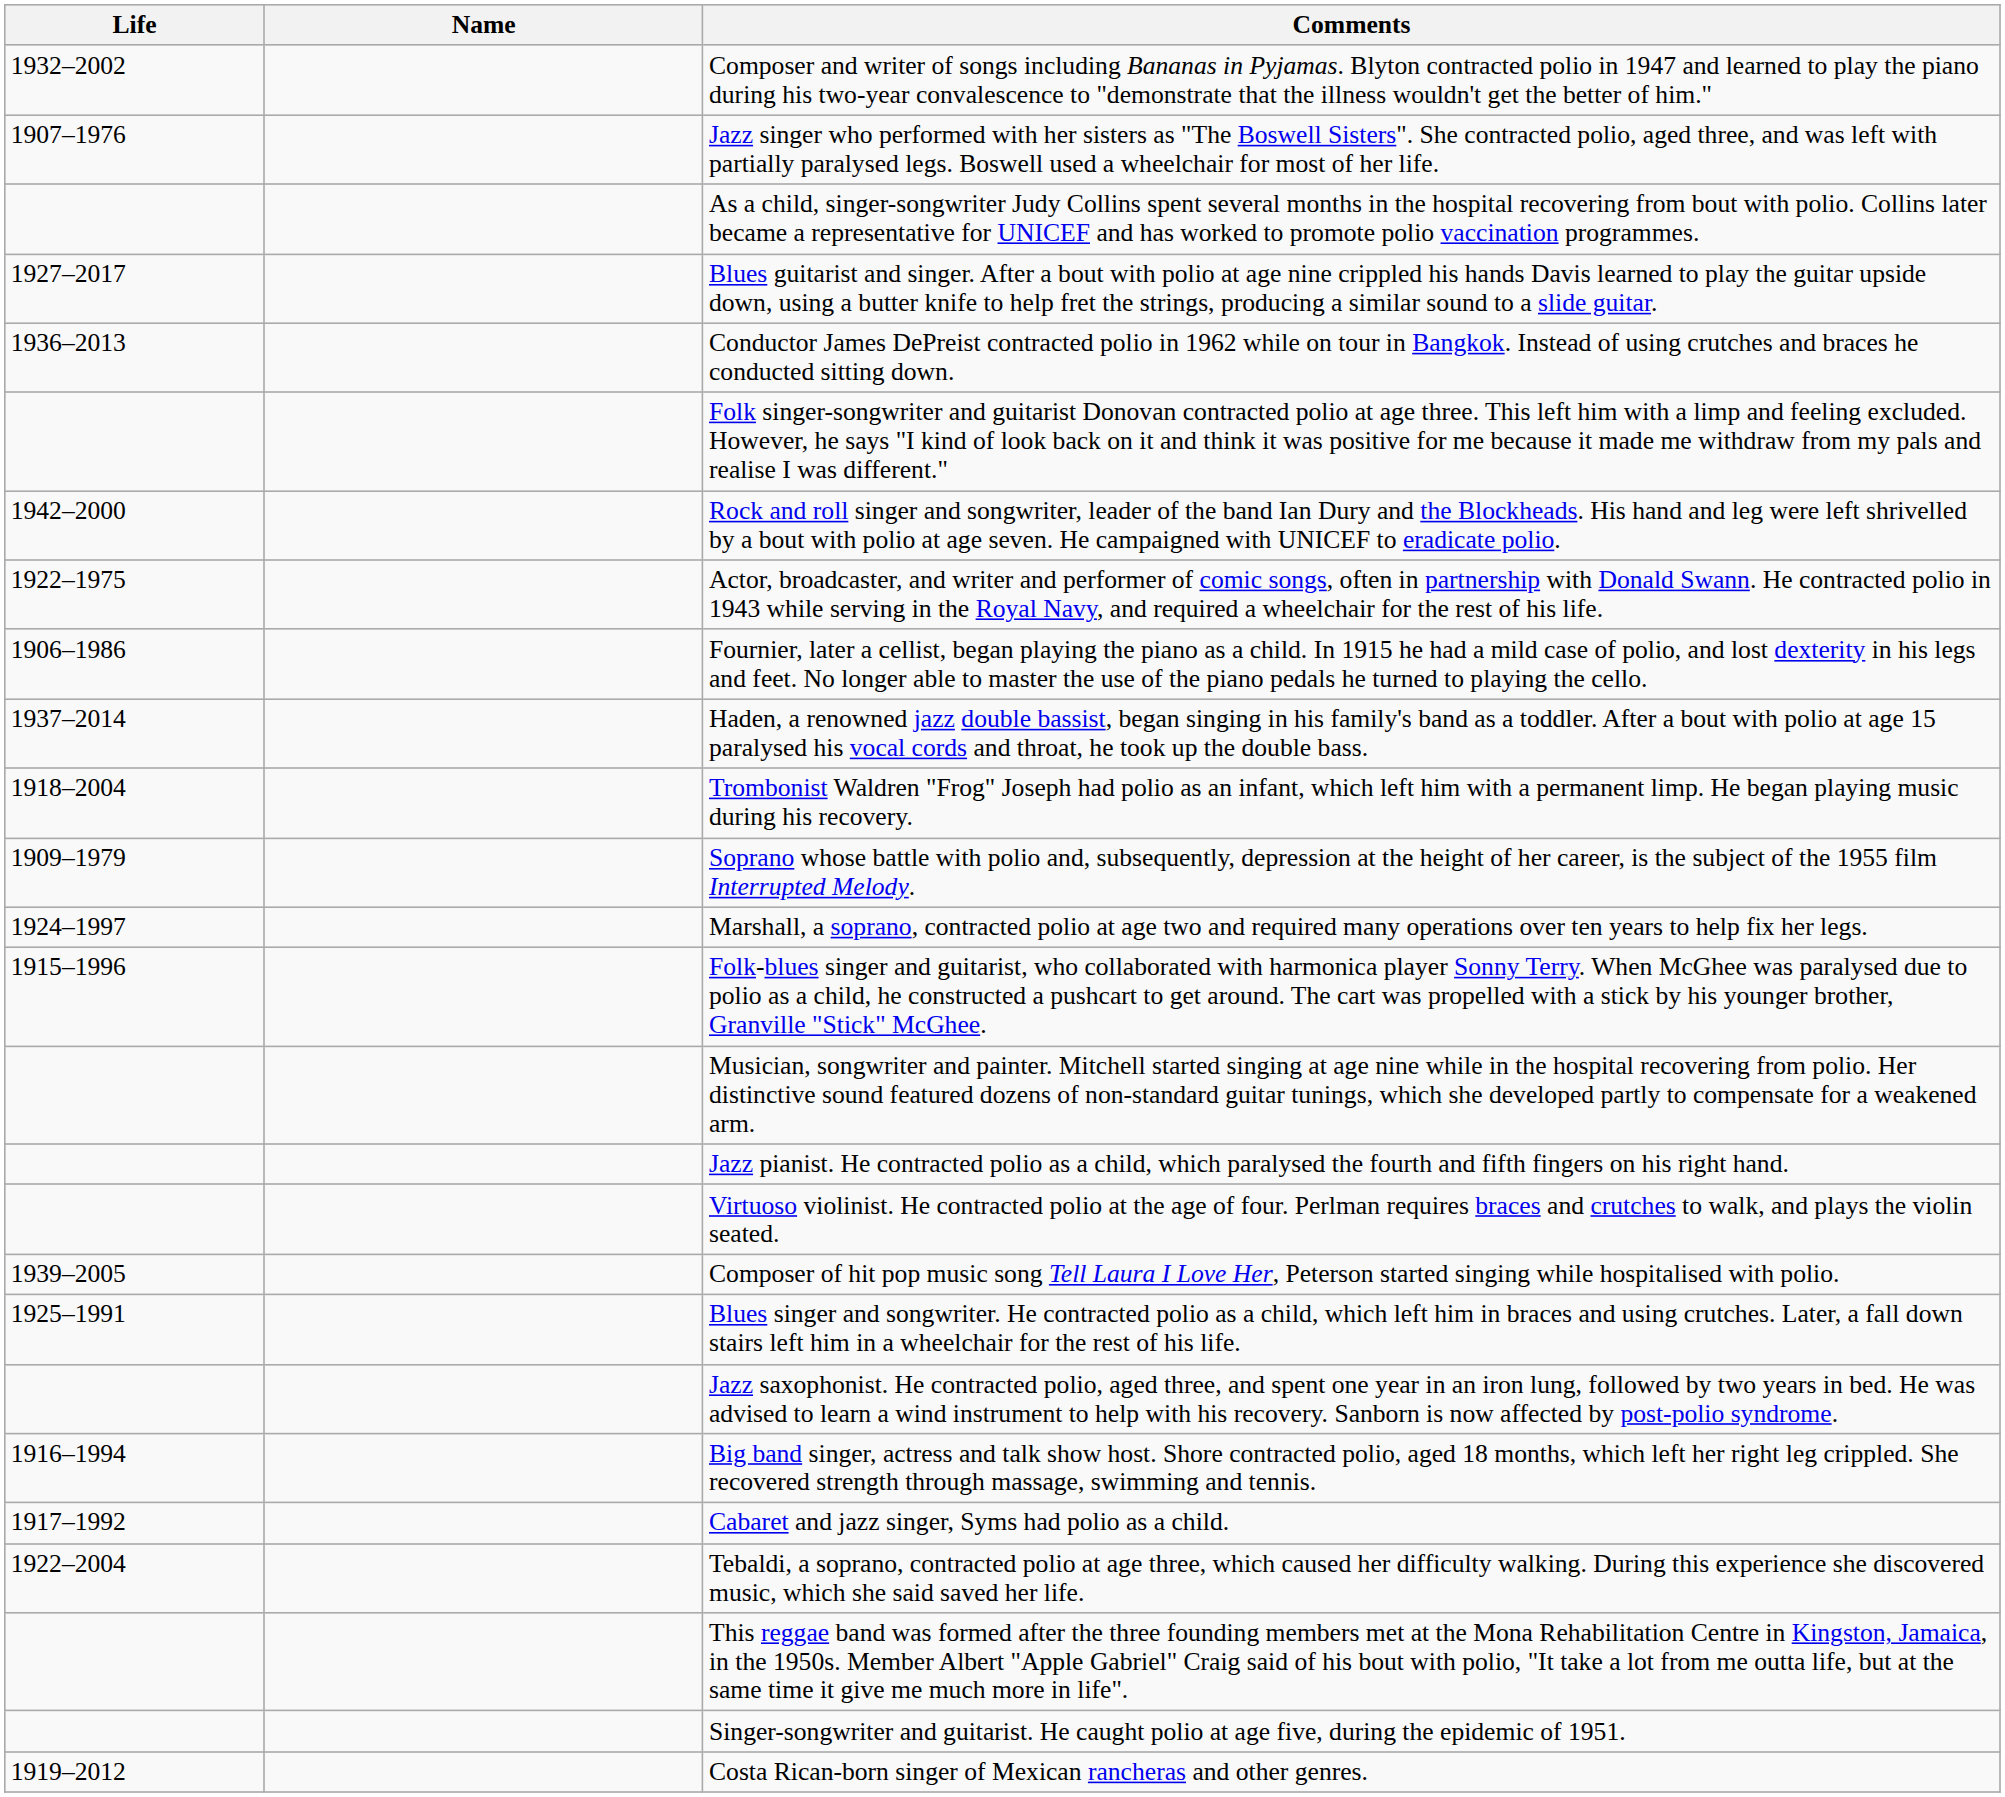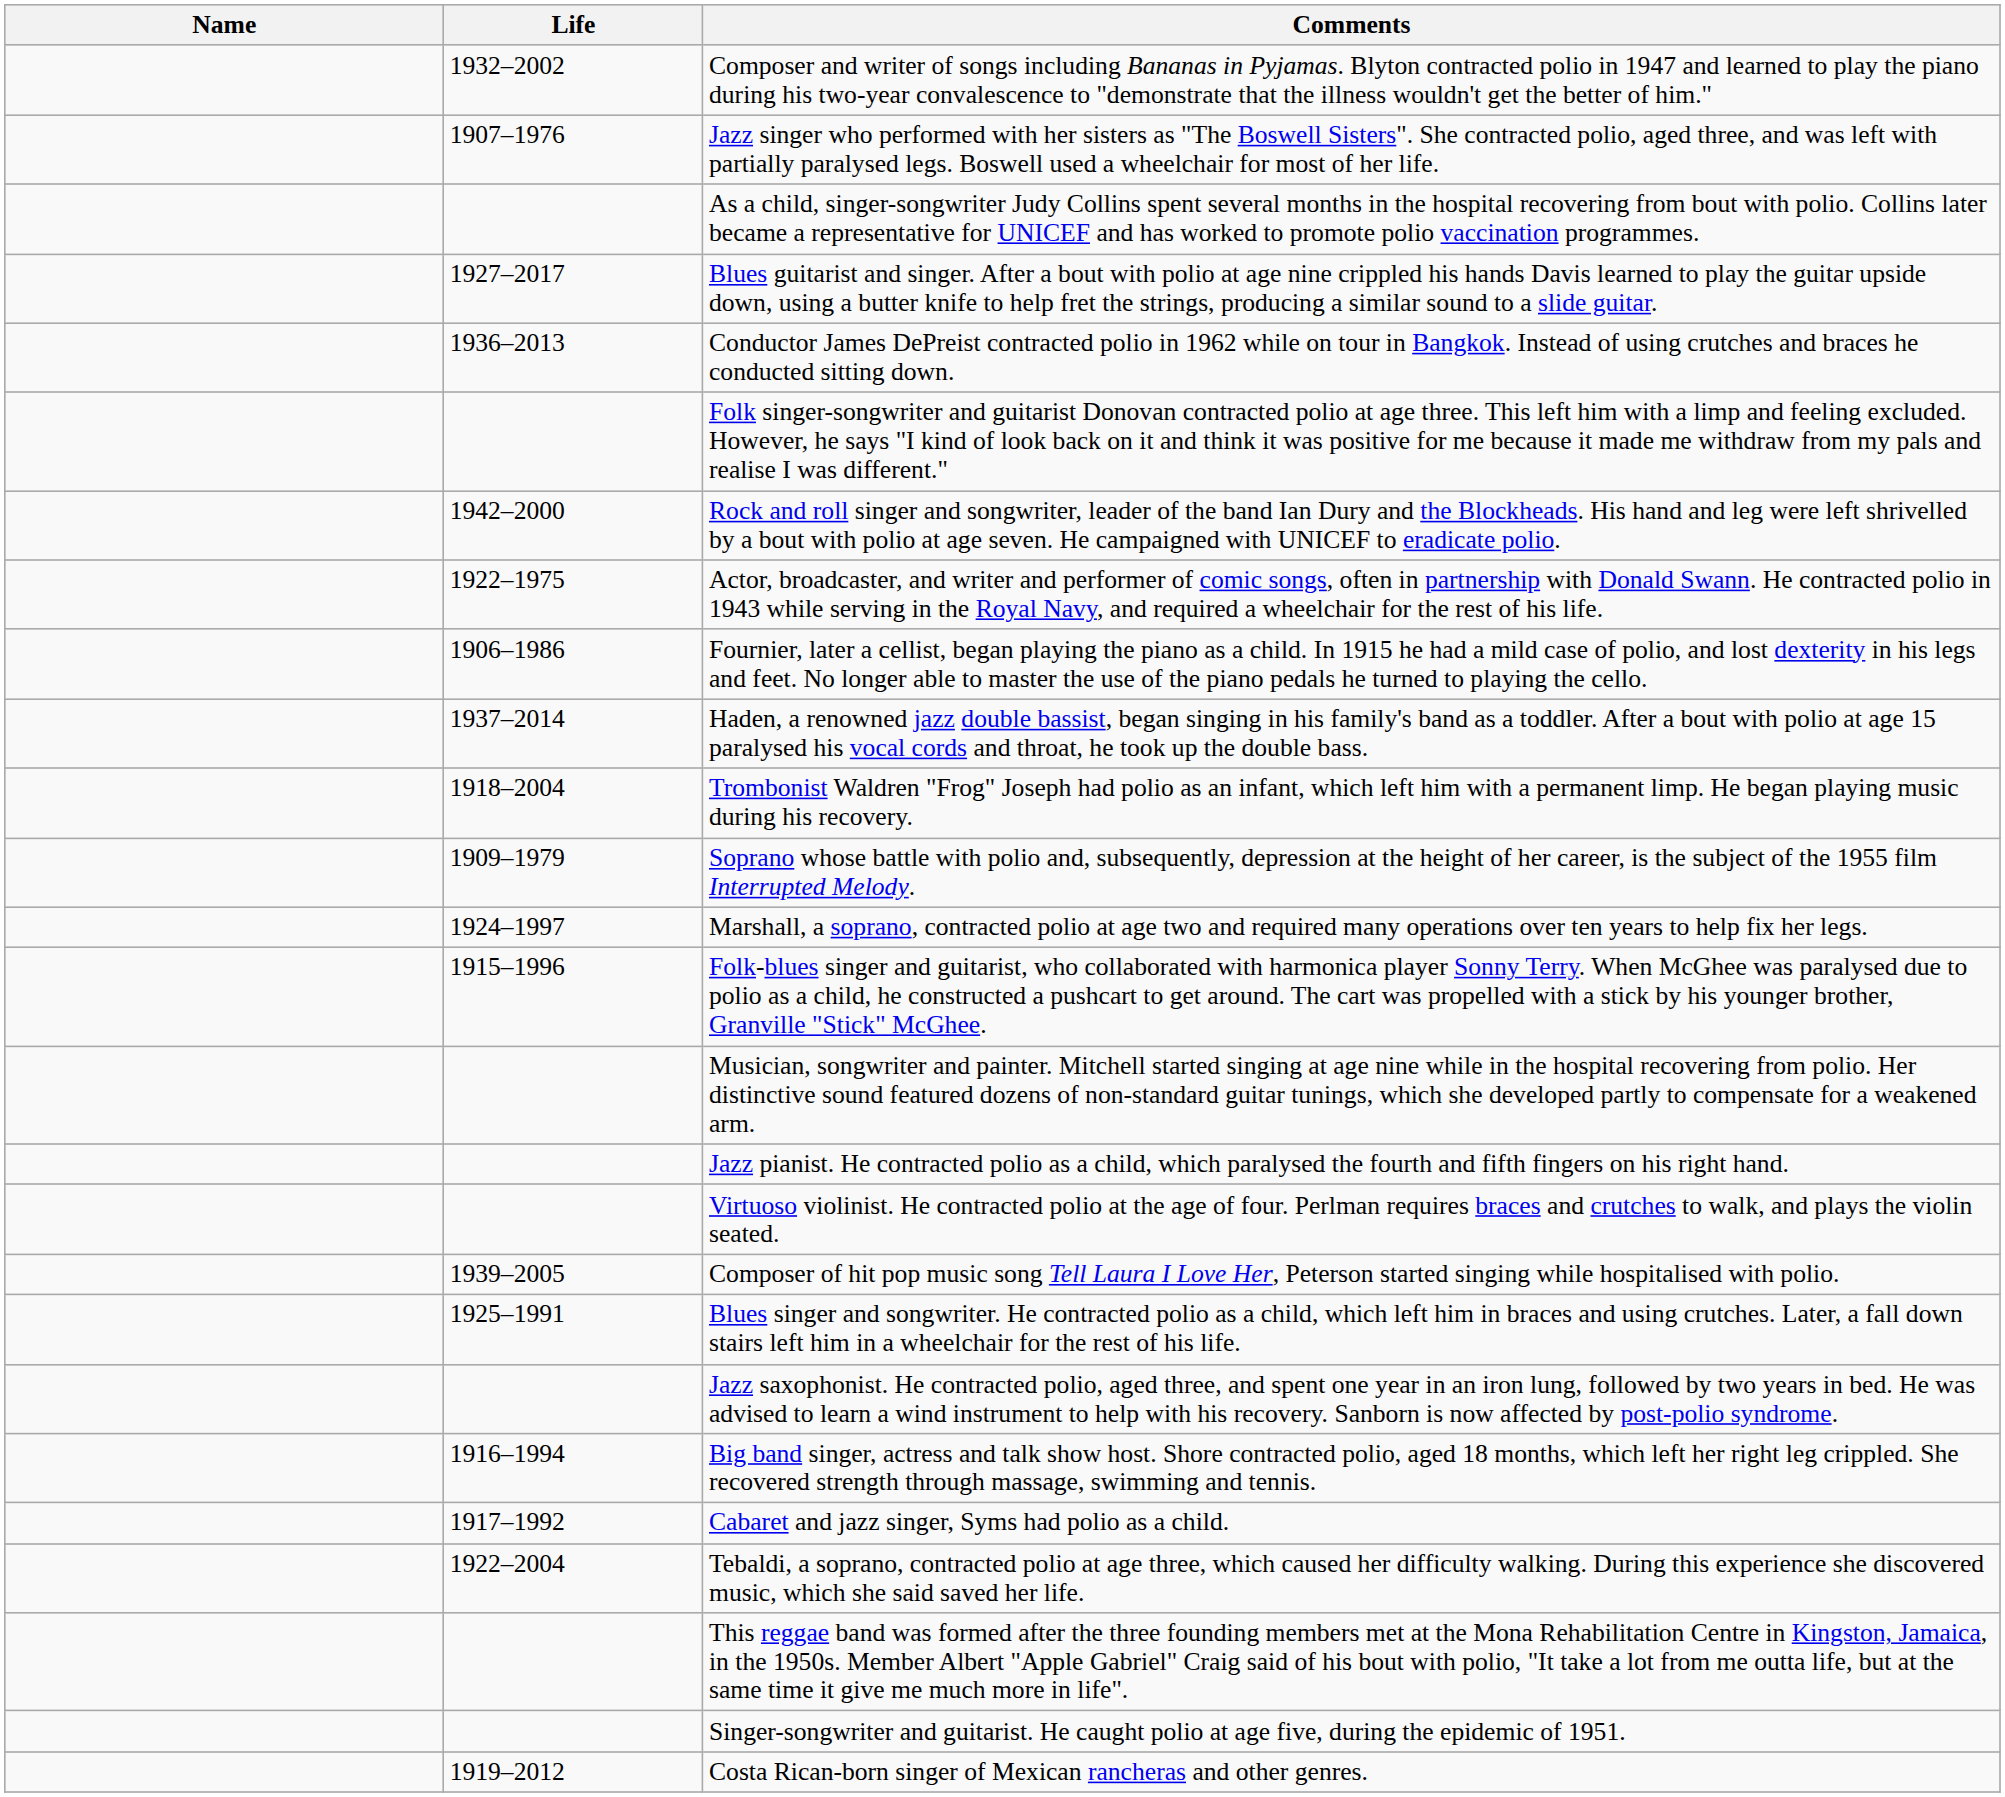columns swapped: (484, 24) <-> (134, 24)
